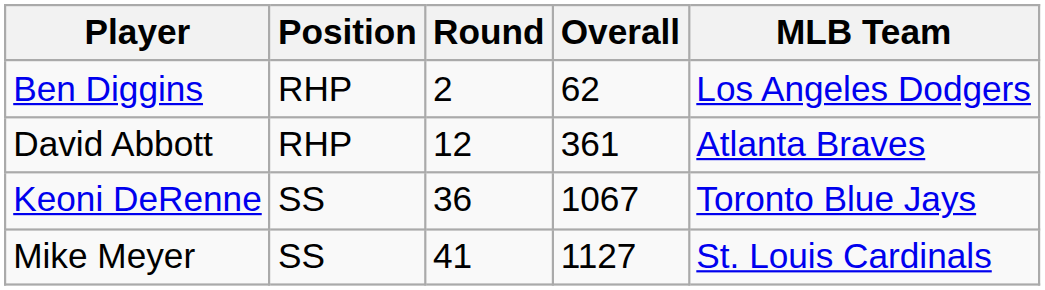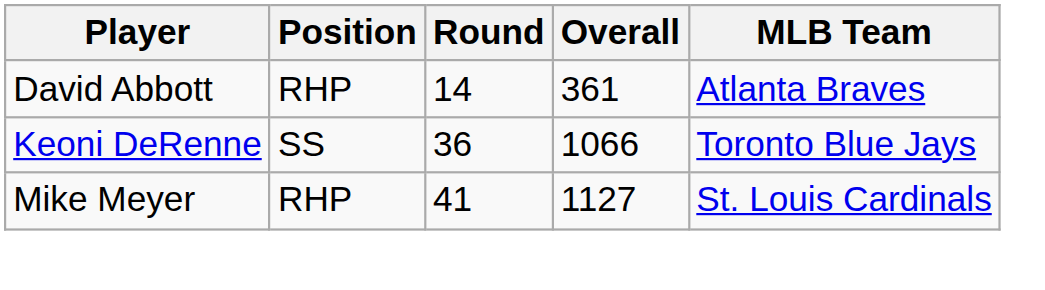- row: (108, 88)
(453, 144) 12 -> (453, 88) 14
(600, 199) 1067 -> (600, 144) 1066
(301, 255) SS -> (315, 199) RHP
